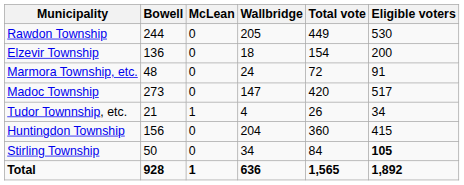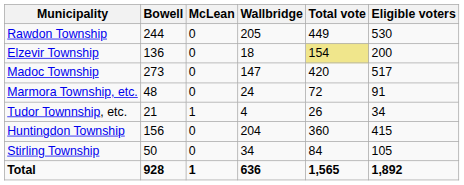(319, 53) no background -> (319, 53) khaki background
rows swapped: (53, 92) <-> (72, 72)
(382, 151) bold -> (382, 151) normal
